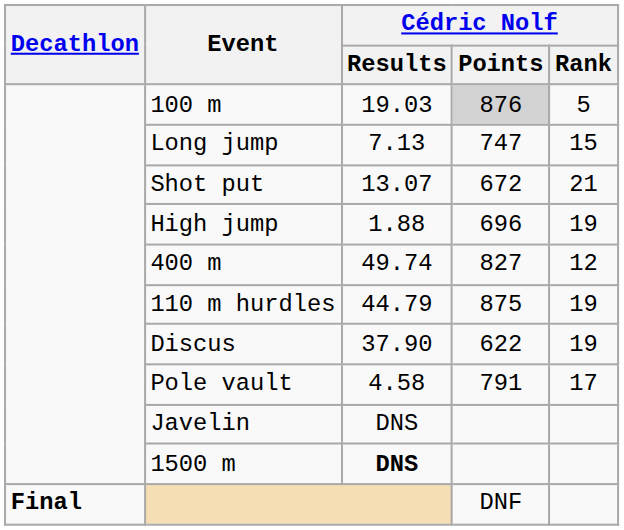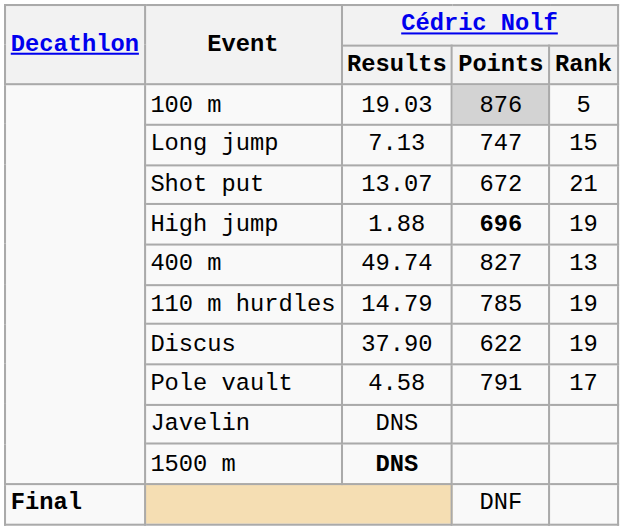(501, 224) normal -> (501, 224) bold
(584, 264) 12 -> (584, 264) 13
(397, 304) 44.79 -> (397, 304) 14.79
(501, 304) 875 -> (501, 304) 785
